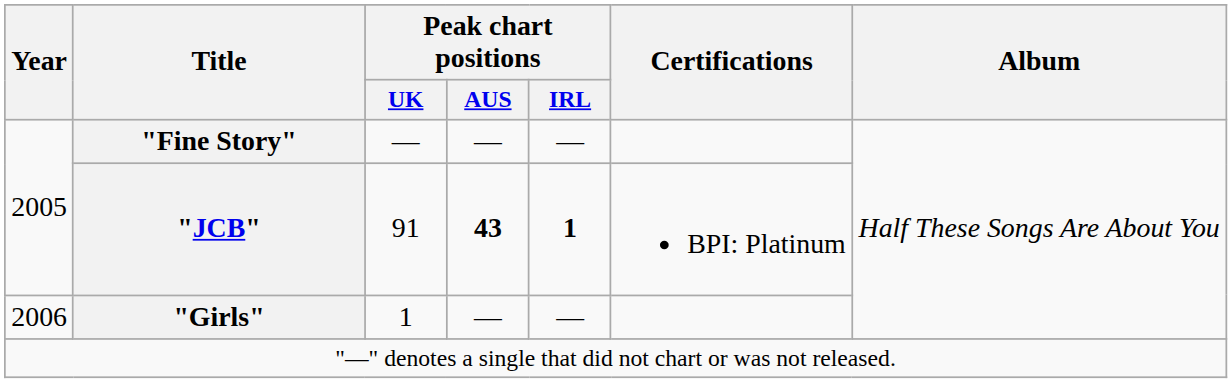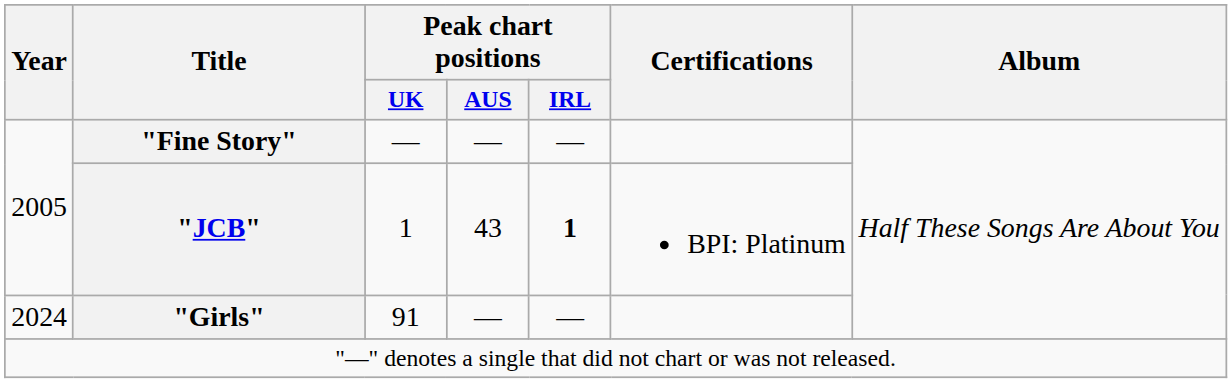(406, 228) 91 -> (406, 228) 1
(488, 228) bold -> (488, 228) normal
(39, 316) 2006 -> (39, 316) 2024
(406, 316) 1 -> (406, 316) 91
